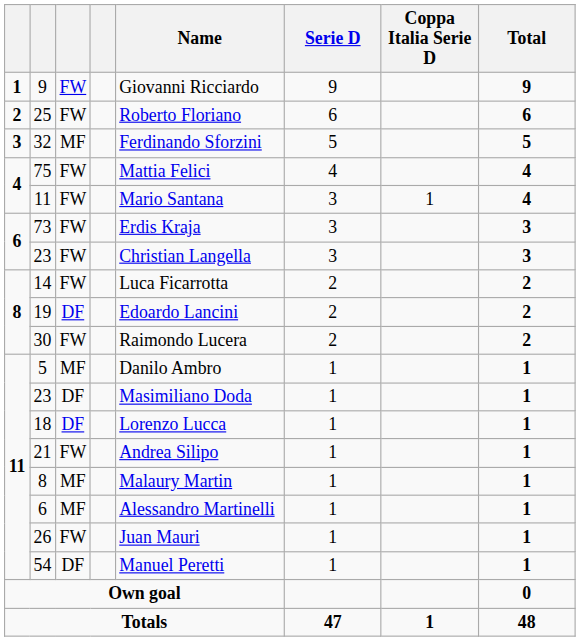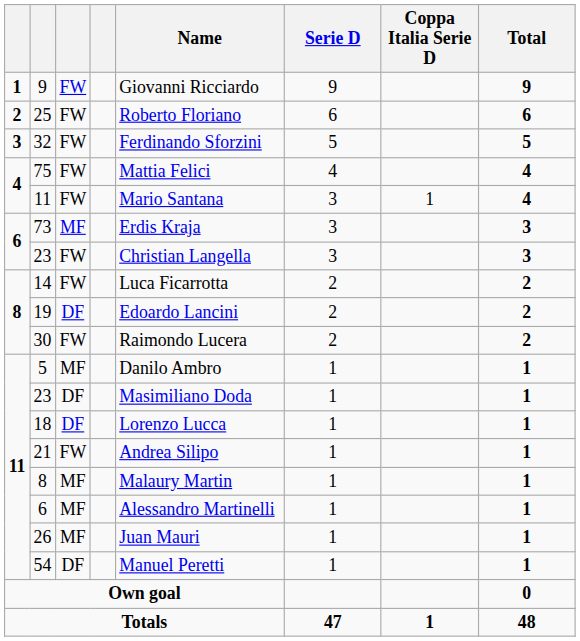(73, 143) MF -> (73, 143) FW
(73, 227) FW -> (73, 227) MF
(73, 537) FW -> (73, 537) MF
